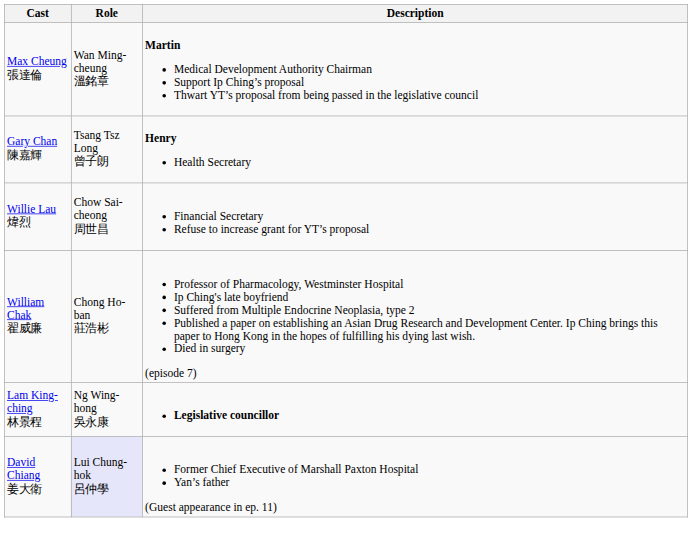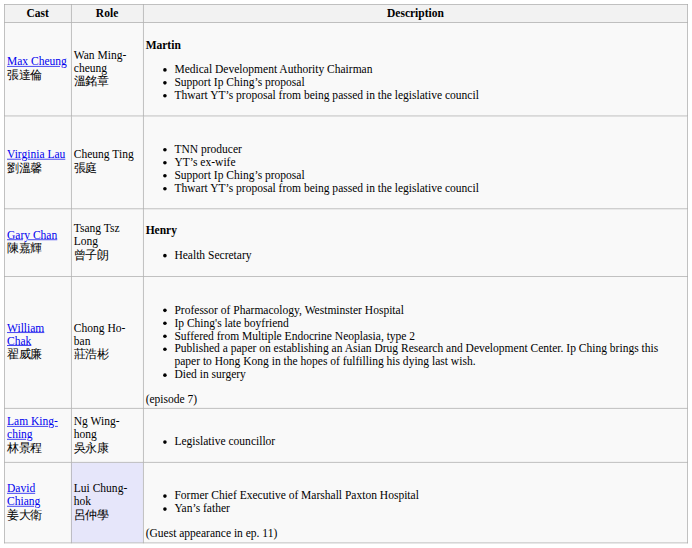+ row: (36, 161)
- row: (32, 216)
(415, 416) bold -> (415, 442) normal
